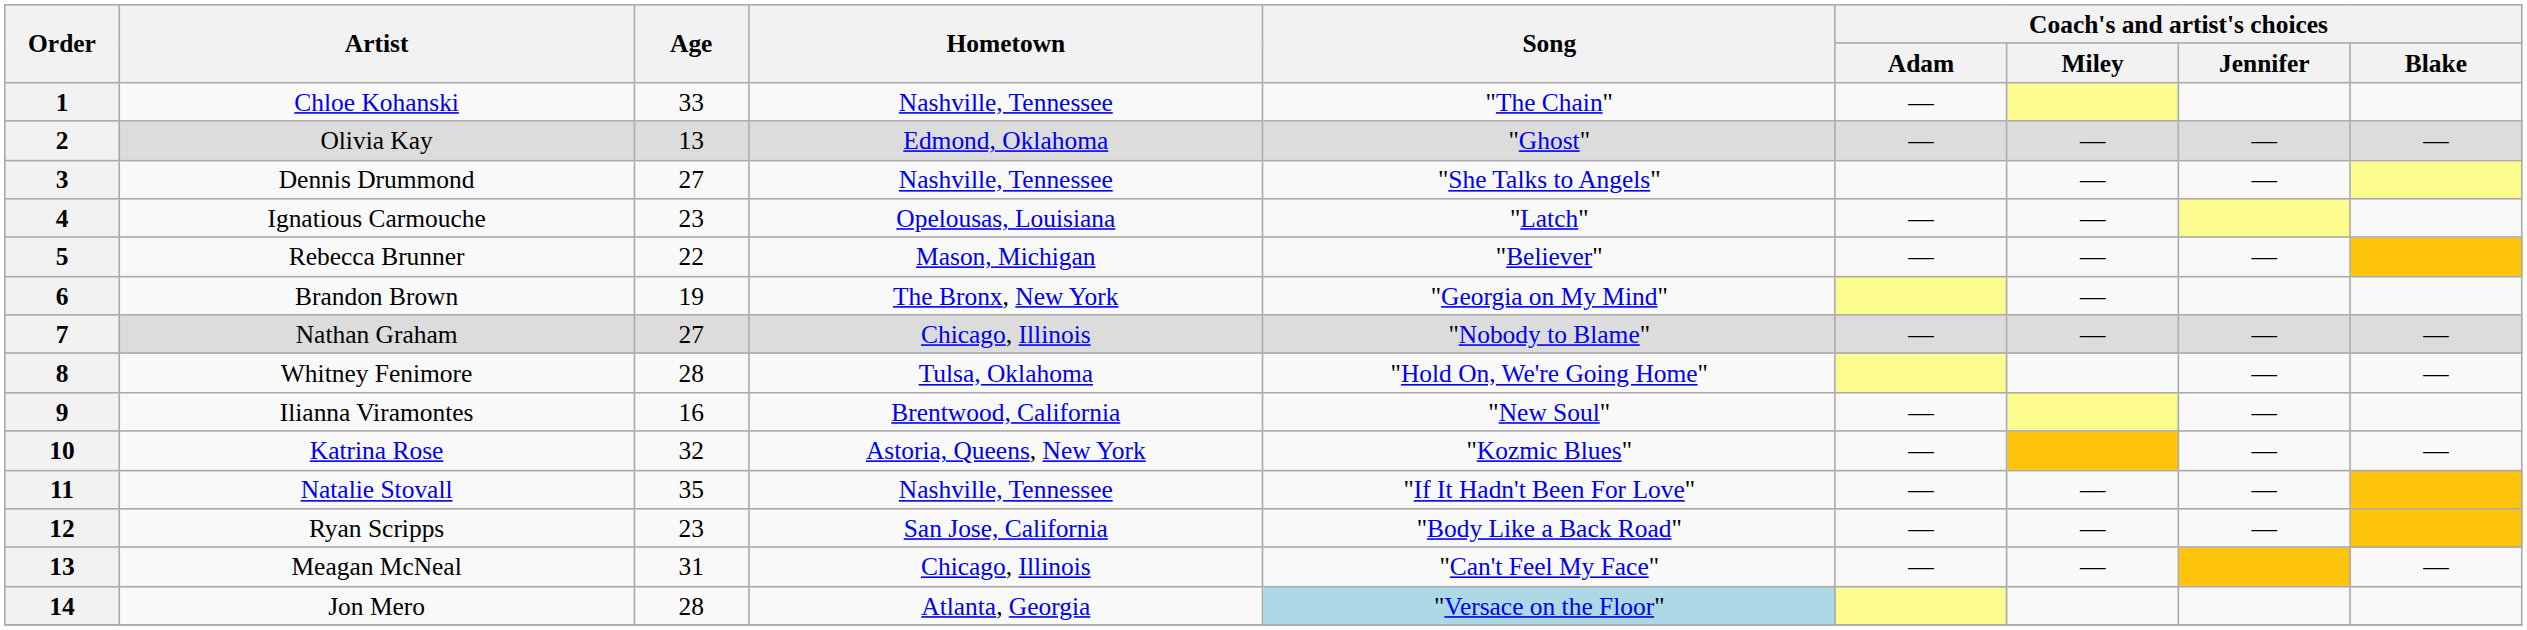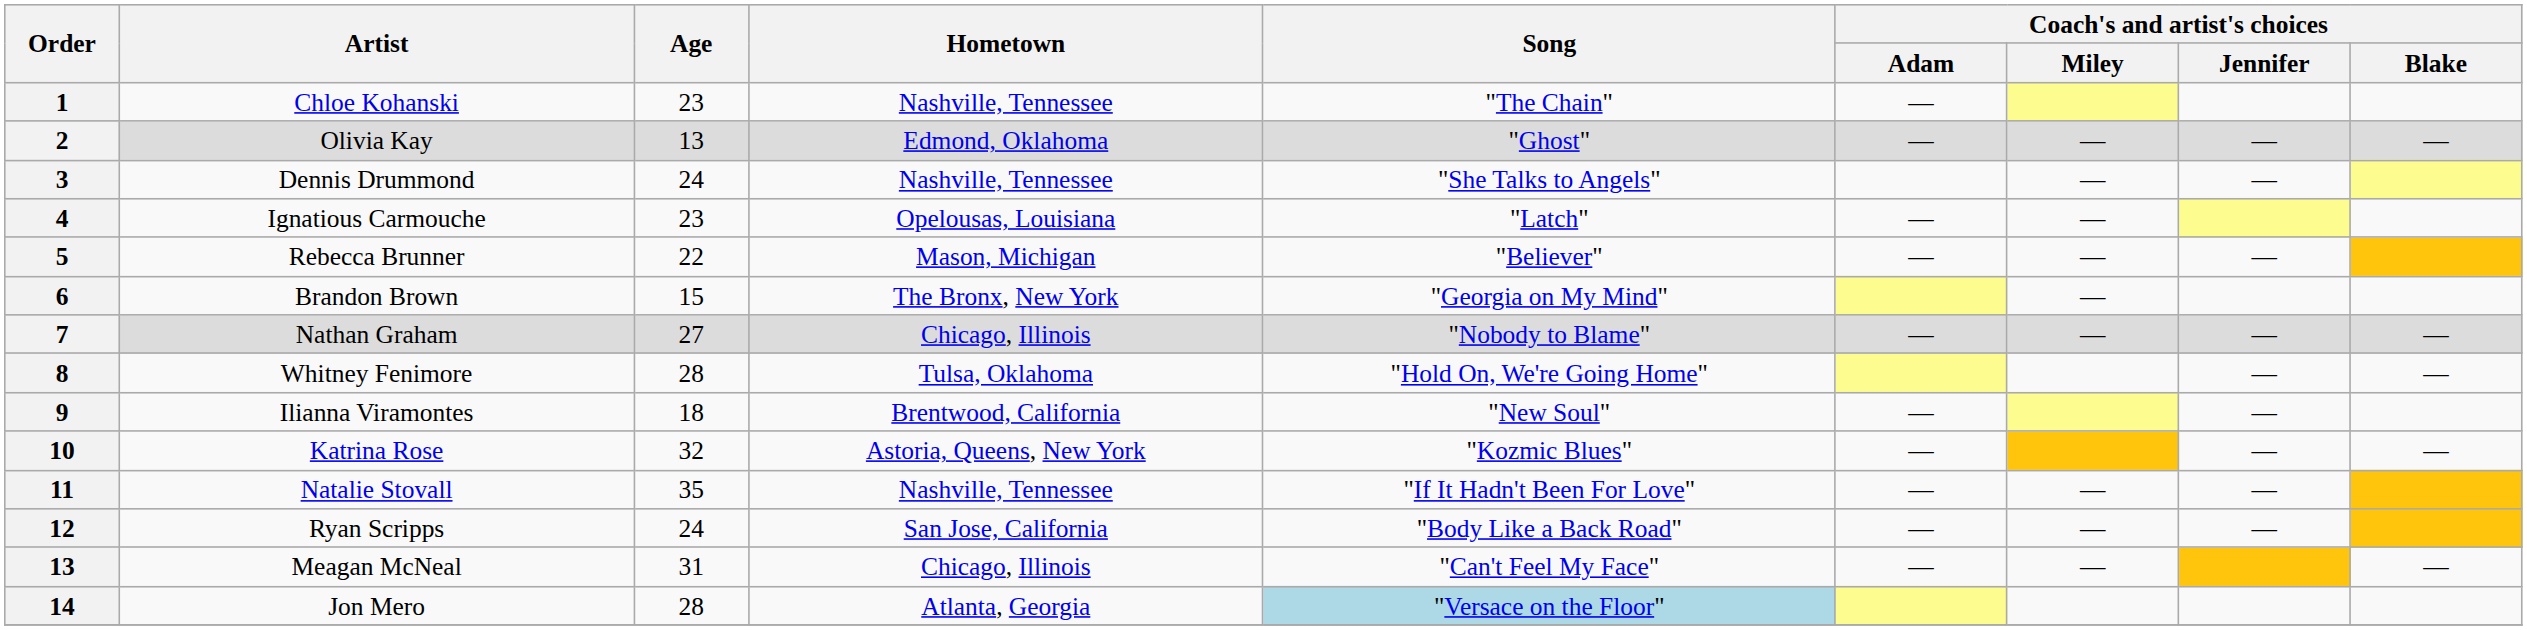(691, 102) 33 -> (691, 102) 23
(691, 179) 27 -> (691, 179) 24
(691, 295) 19 -> (691, 295) 15
(691, 412) 16 -> (691, 412) 18
(691, 528) 23 -> (691, 528) 24
